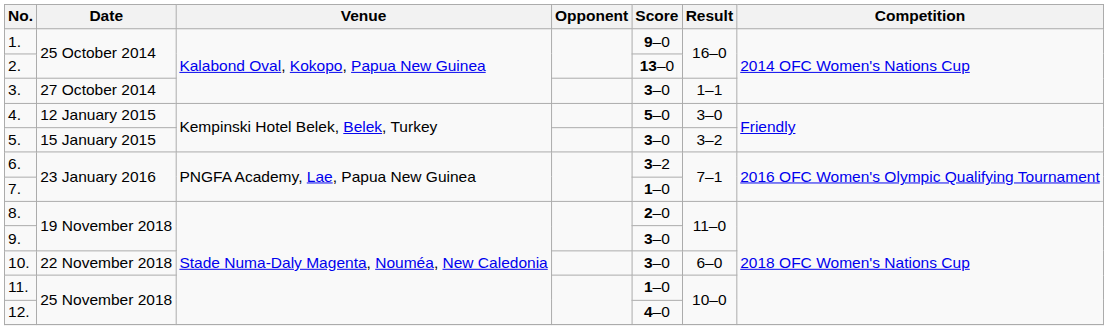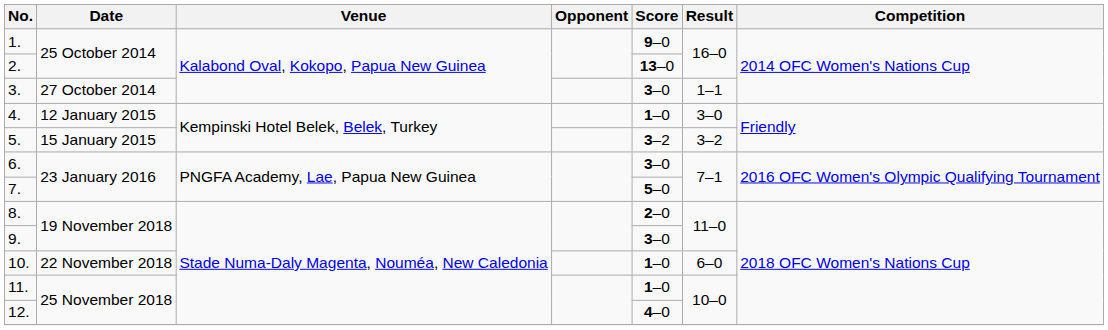(657, 115) 5–0 -> (657, 115) 1–0
(657, 139) 3–0 -> (657, 139) 3–2
(657, 164) 3–2 -> (657, 164) 3–0
(657, 189) 1–0 -> (657, 189) 5–0
(657, 262) 3–0 -> (657, 262) 1–0
